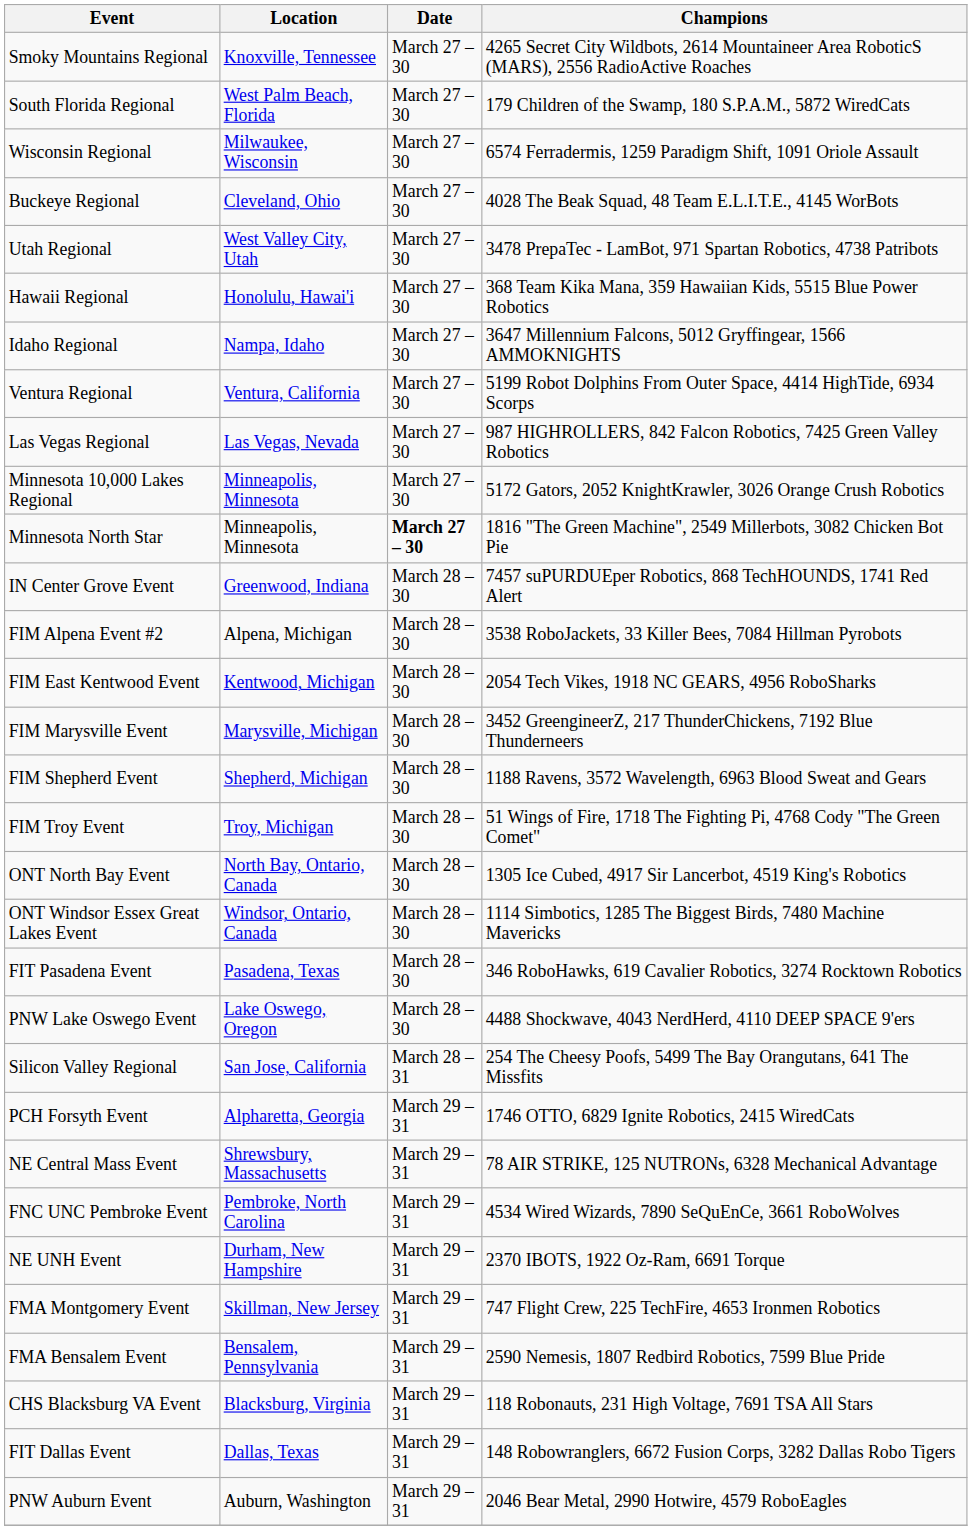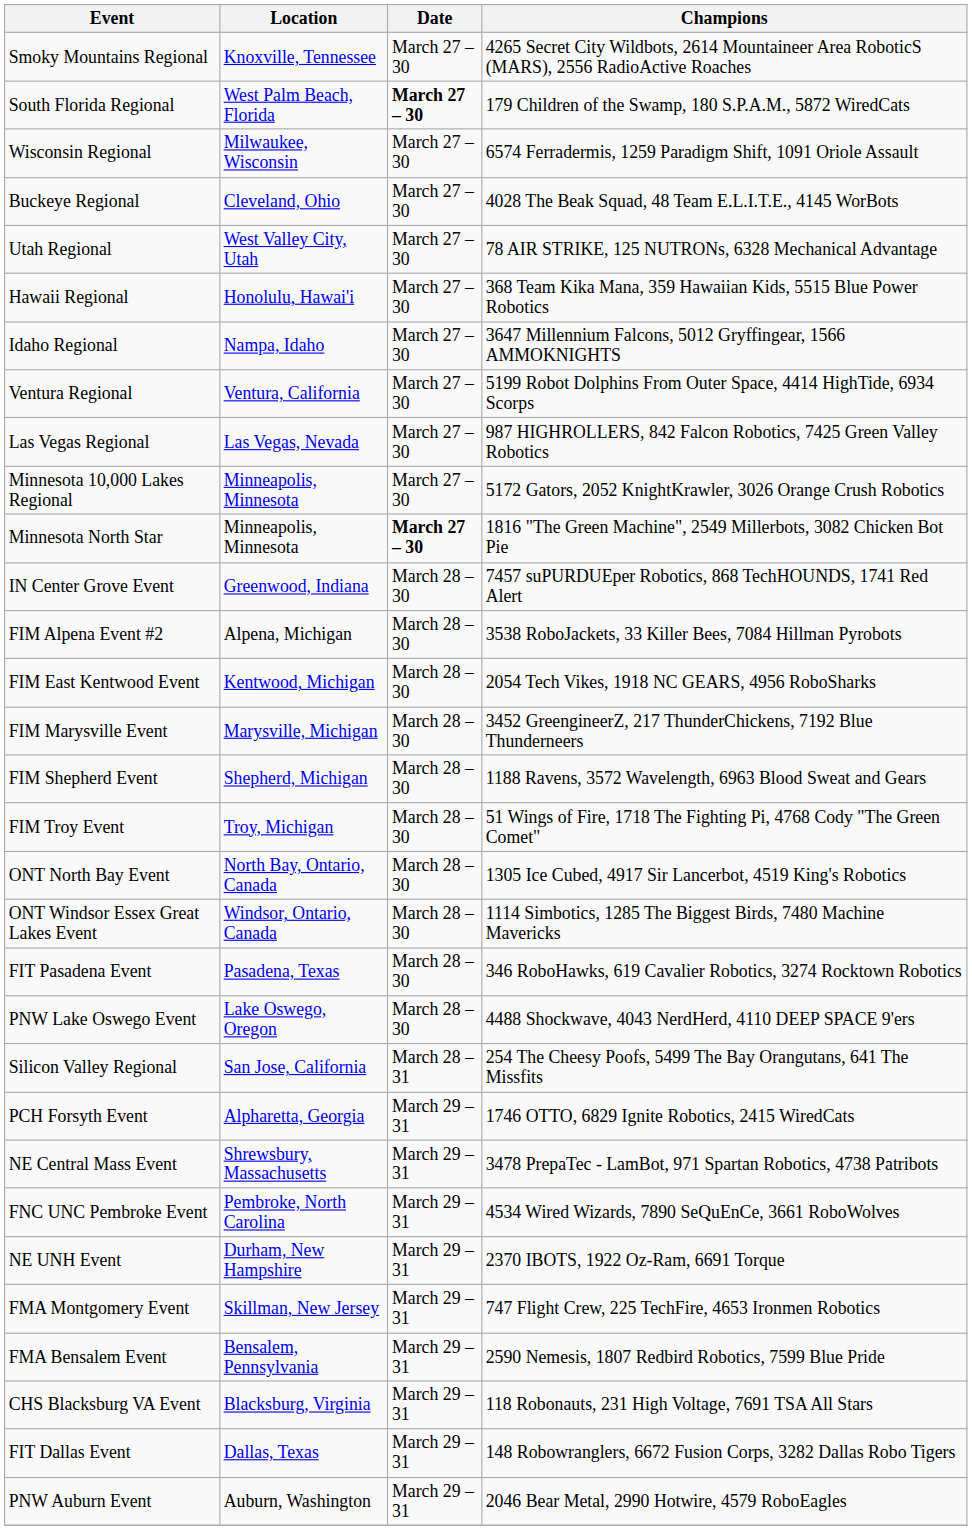(433, 104) normal -> (429, 104) bold
(712, 249) 3478 PrepaTec - LamBot, 971 Spartan Robotics, 4738 Patribots -> (711, 249) 78 AIR STRIKE, 125 NUTRONs, 6328 Mechanical Advantage
(711, 1164) 78 AIR STRIKE, 125 NUTRONs, 6328 Mechanical Advantage -> (712, 1164) 3478 PrepaTec - LamBot, 971 Spartan Robotics, 4738 Patribots
